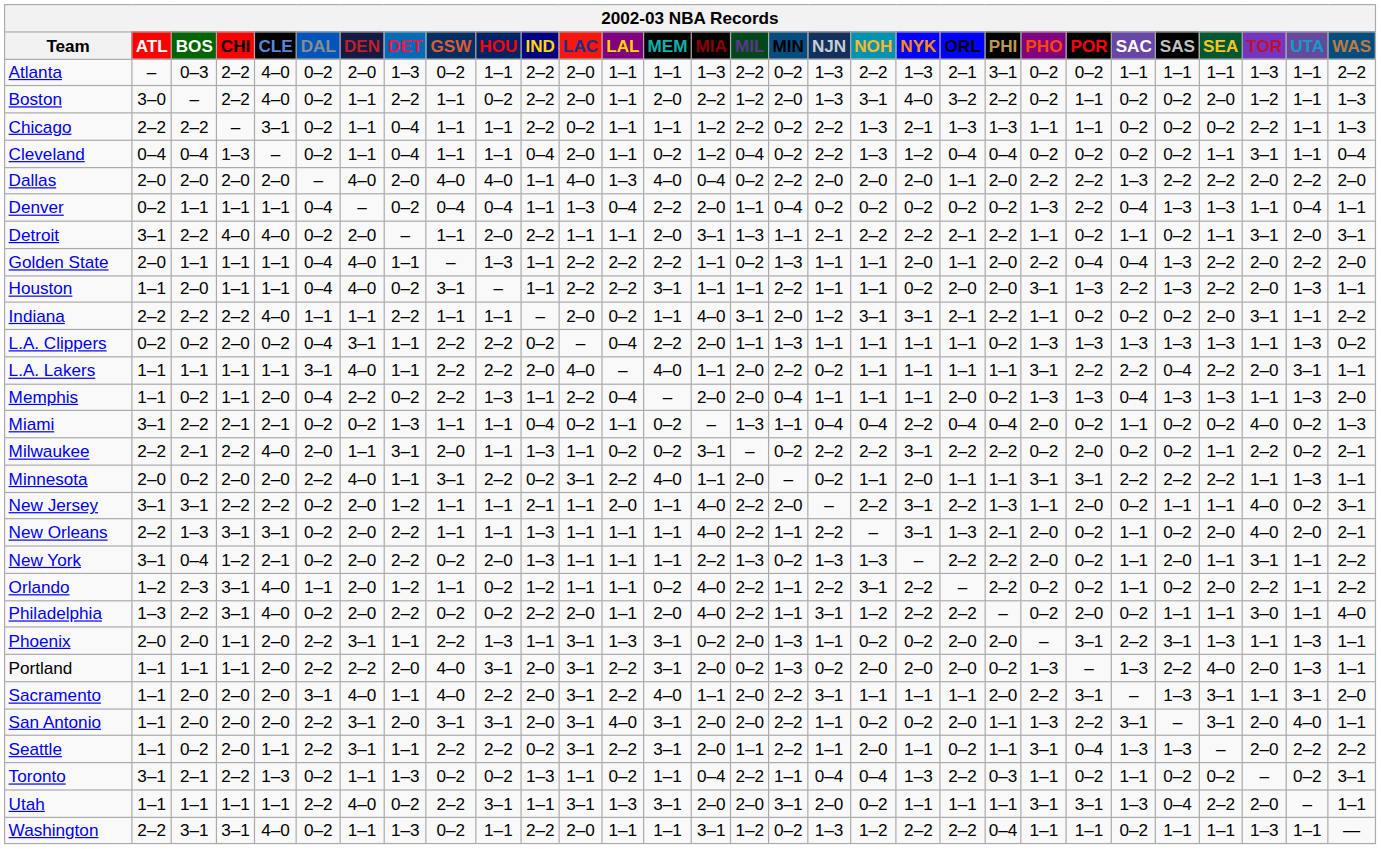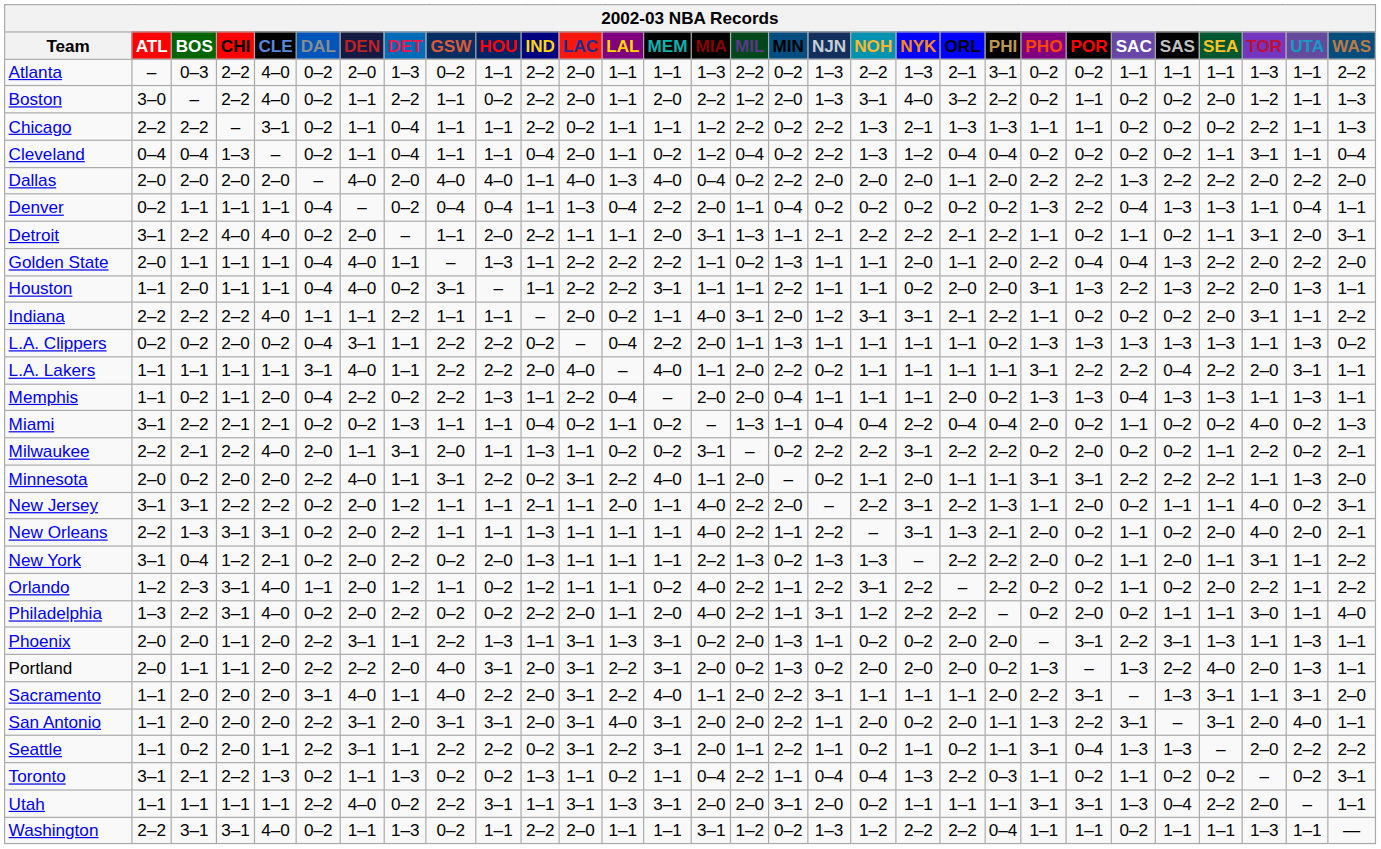(1352, 398) 2–0 -> (1352, 398) 1–1
(1352, 479) 1–1 -> (1352, 479) 2–0
(152, 668) 1–1 -> (152, 668) 2–0
(873, 722) 0–2 -> (873, 722) 2–0
(873, 749) 2–0 -> (873, 749) 0–2
